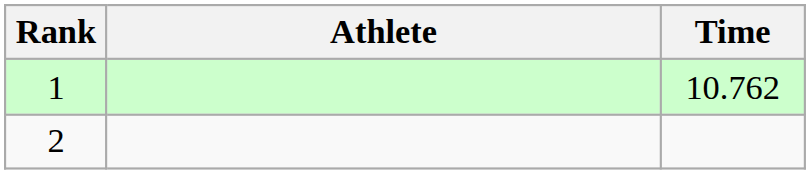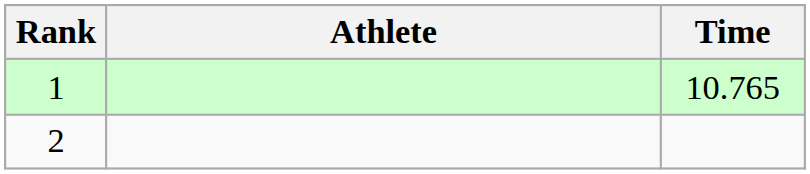(733, 86) 10.762 -> (733, 86) 10.765
